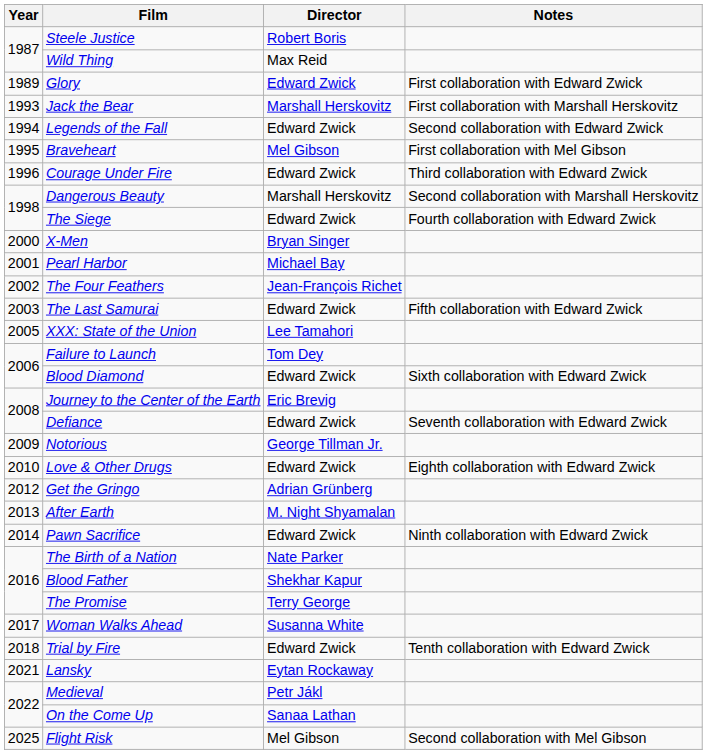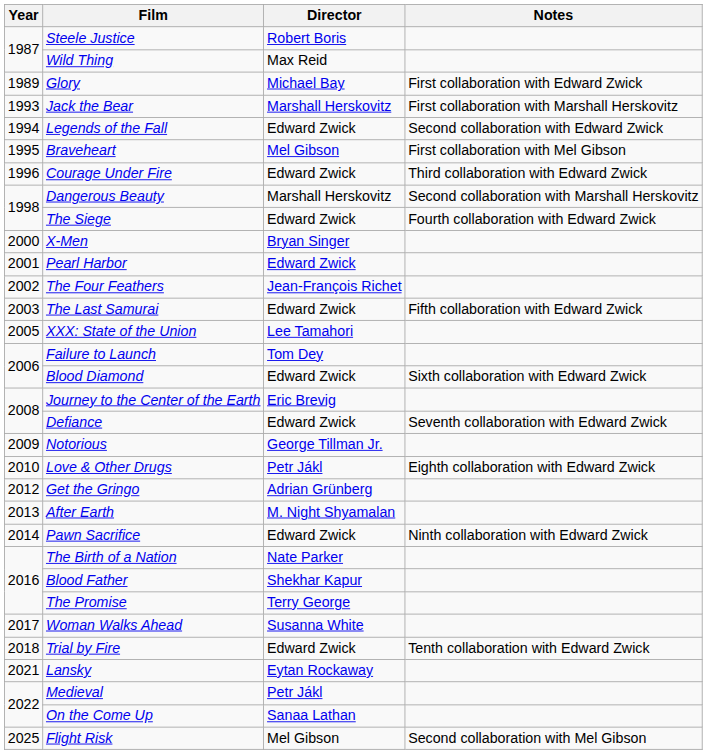(311, 83) Edward Zwick -> (306, 83) Michael Bay
(306, 264) Michael Bay -> (311, 264) Edward Zwick
(311, 467) Edward Zwick -> (295, 467) Petr Jákl
